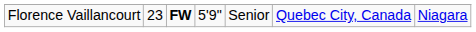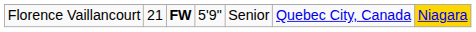(155, 15) 23 -> (155, 15) 21
(443, 15) no background -> (443, 15) gold background
